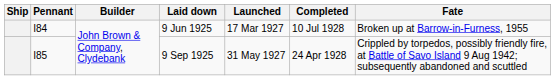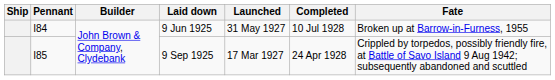(255, 28) 17 Mar 1927 -> (256, 28) 31 May 1927
(256, 55) 31 May 1927 -> (255, 55) 17 Mar 1927
